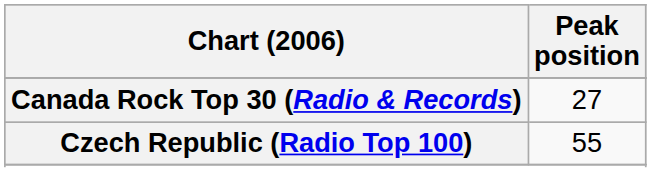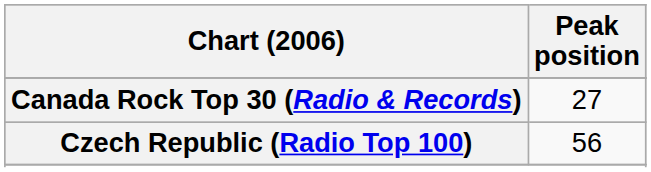(587, 142) 55 -> (587, 142) 56
